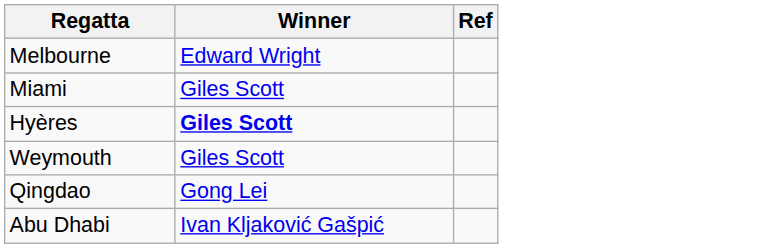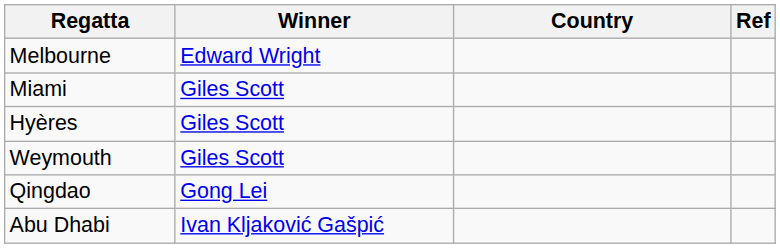+ column: (592, 21)
(236, 123) bold -> (232, 123) normal
